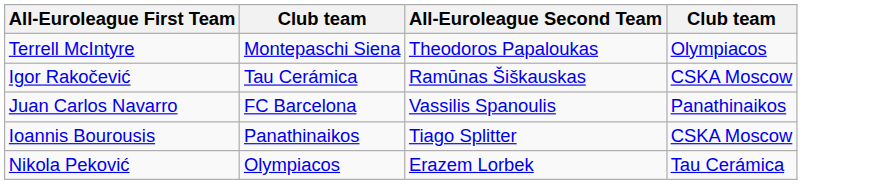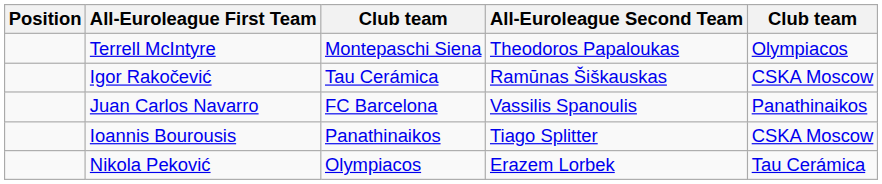+ column: (45, 19)
